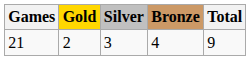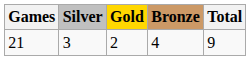columns swapped: (80, 17) <-> (124, 17)
